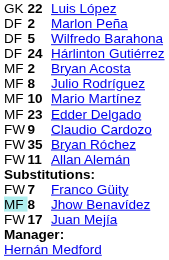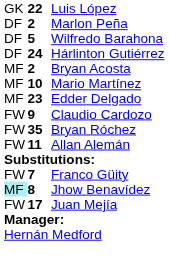- row: (98, 84)
